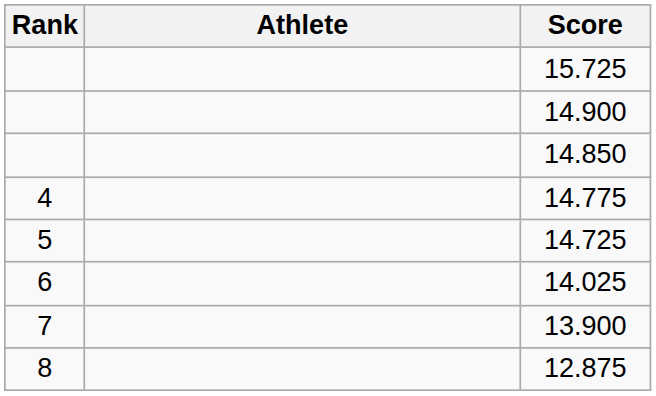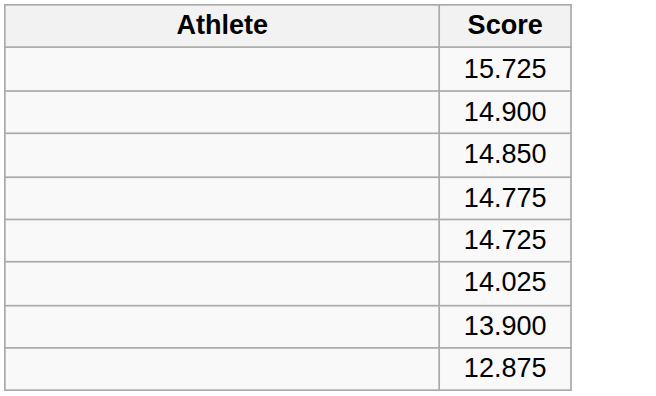- column: (45, 25)
